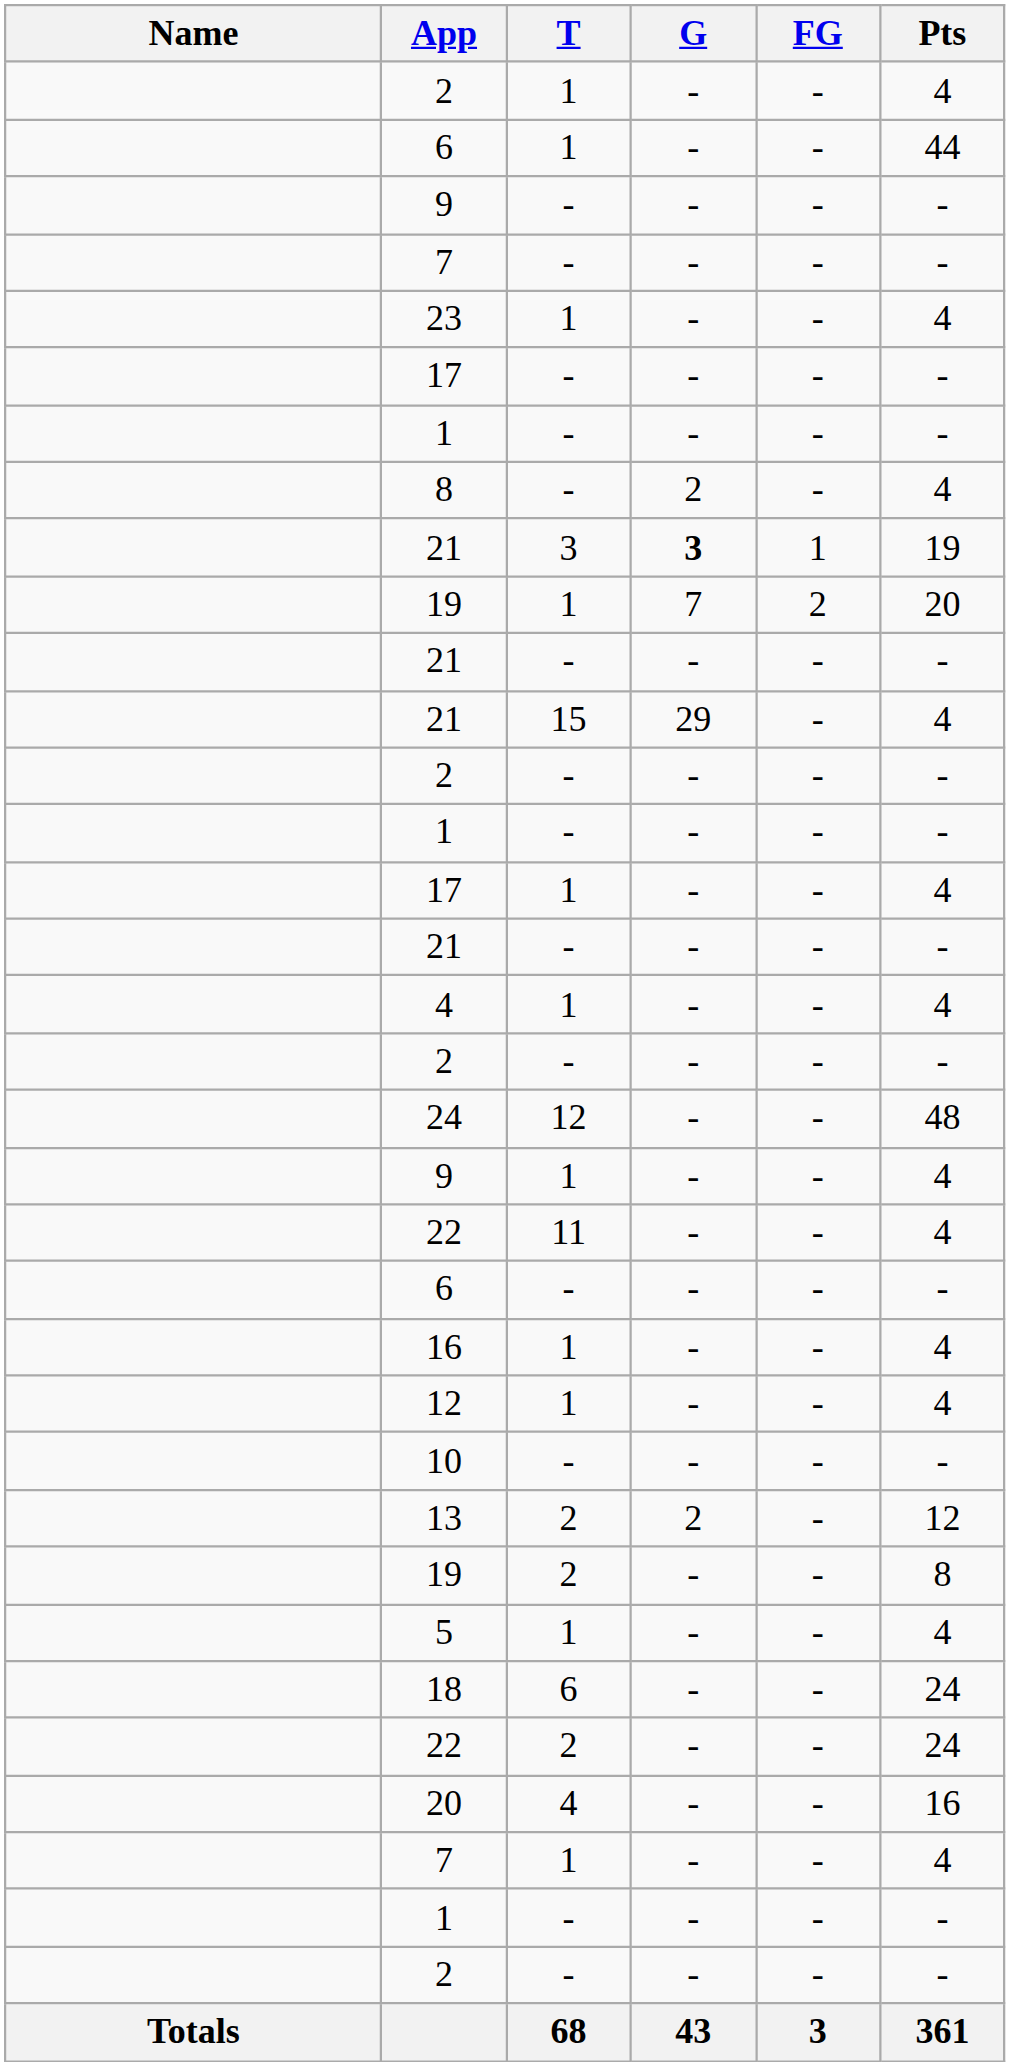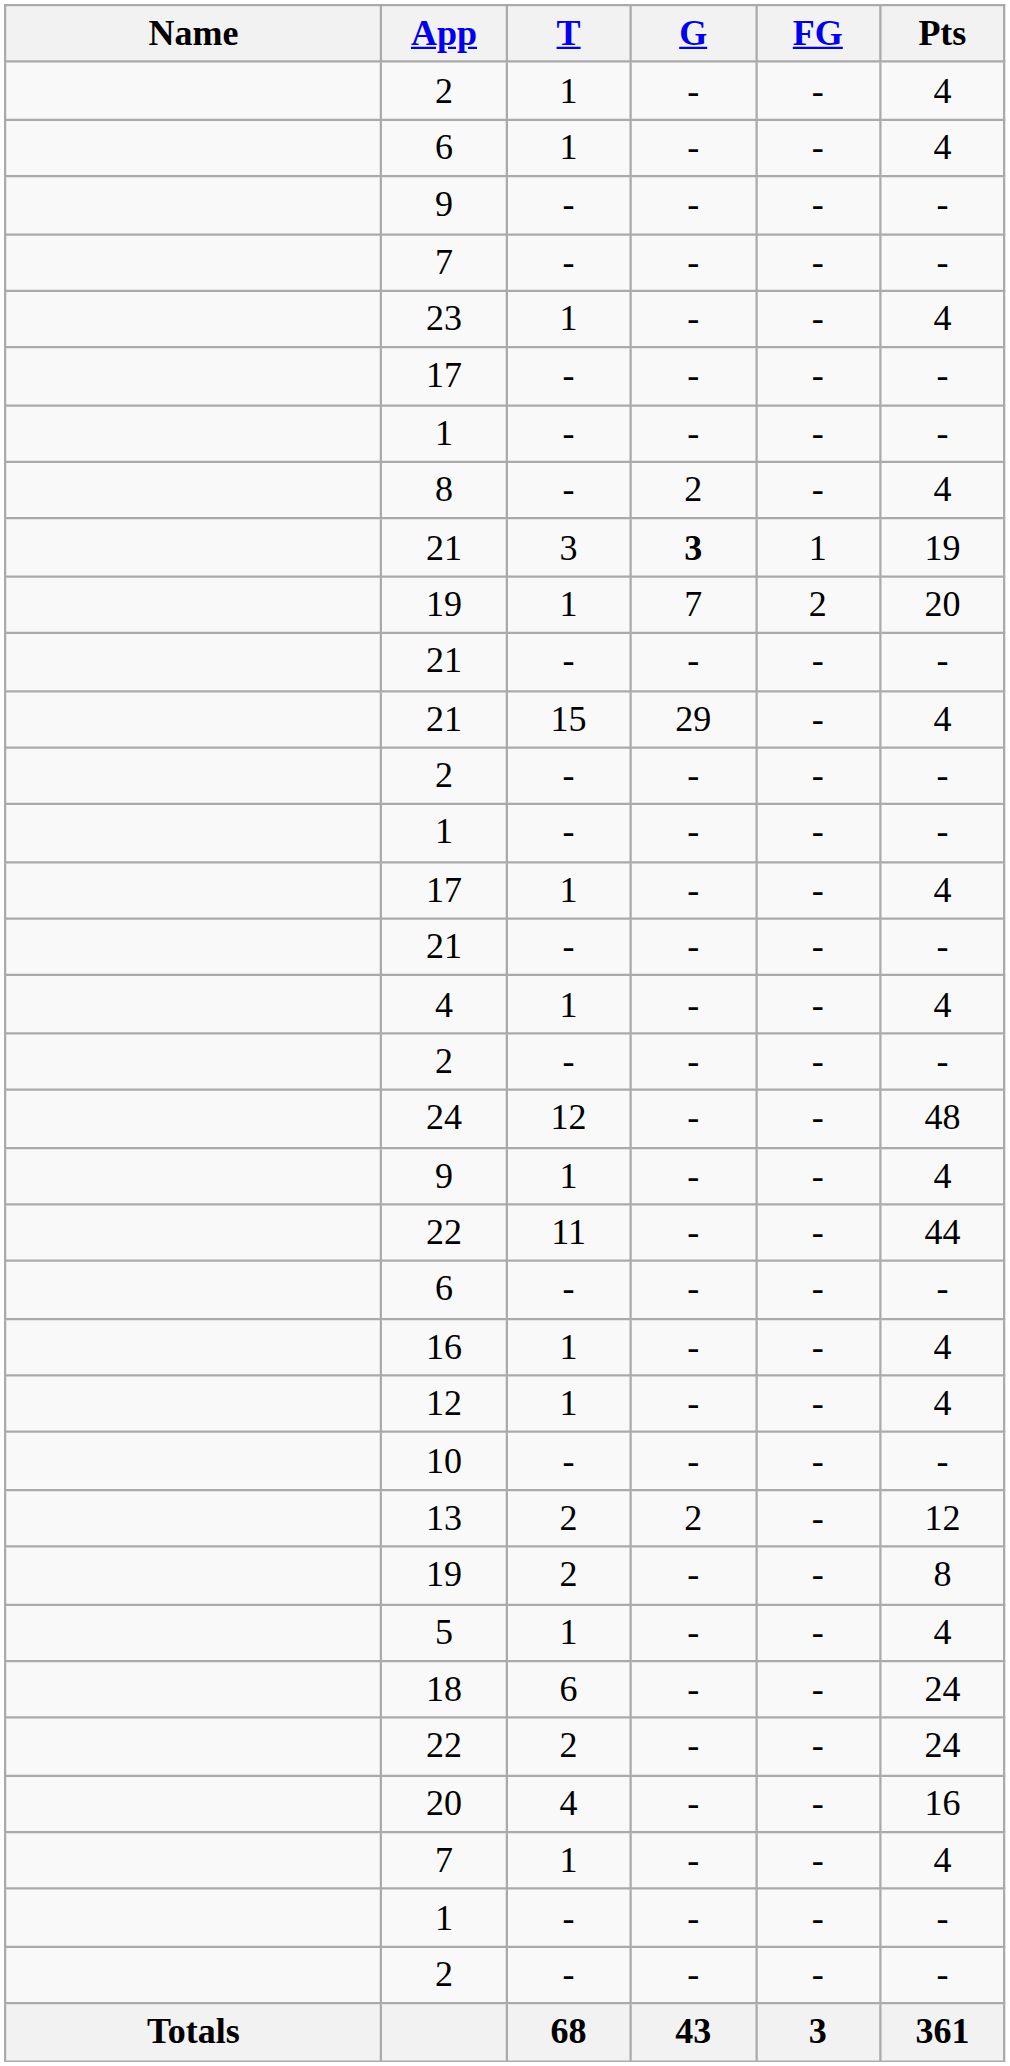(942, 147) 44 -> (942, 147) 4
(942, 1232) 4 -> (942, 1232) 44
